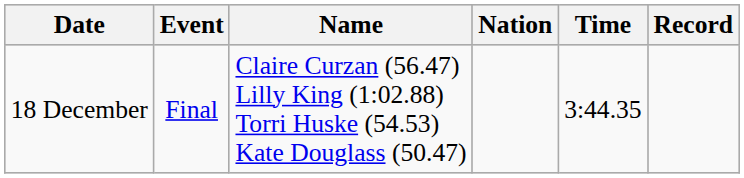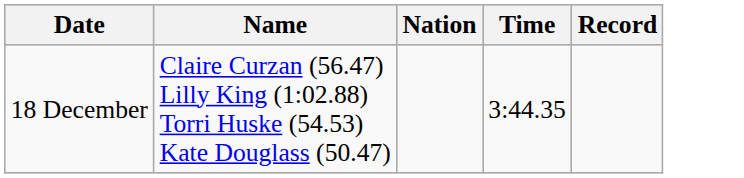- column: (192, 24)
